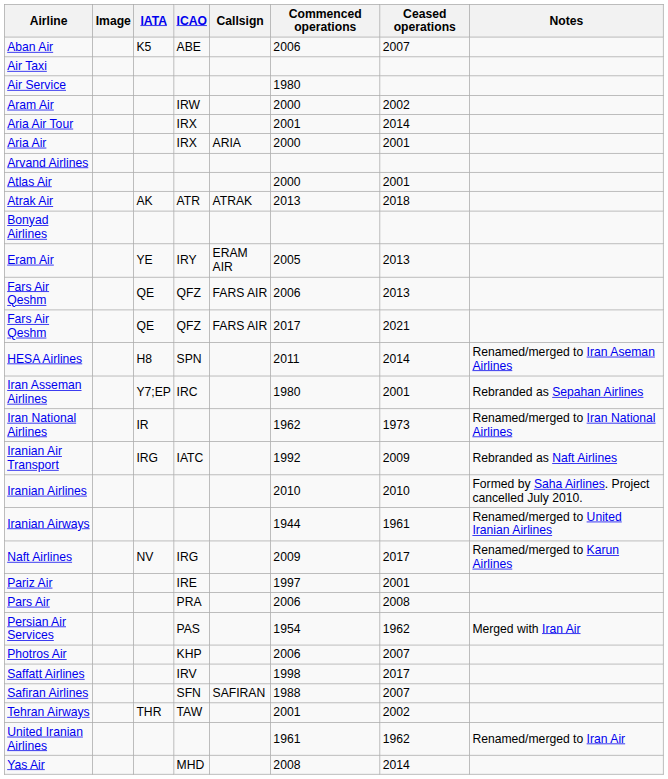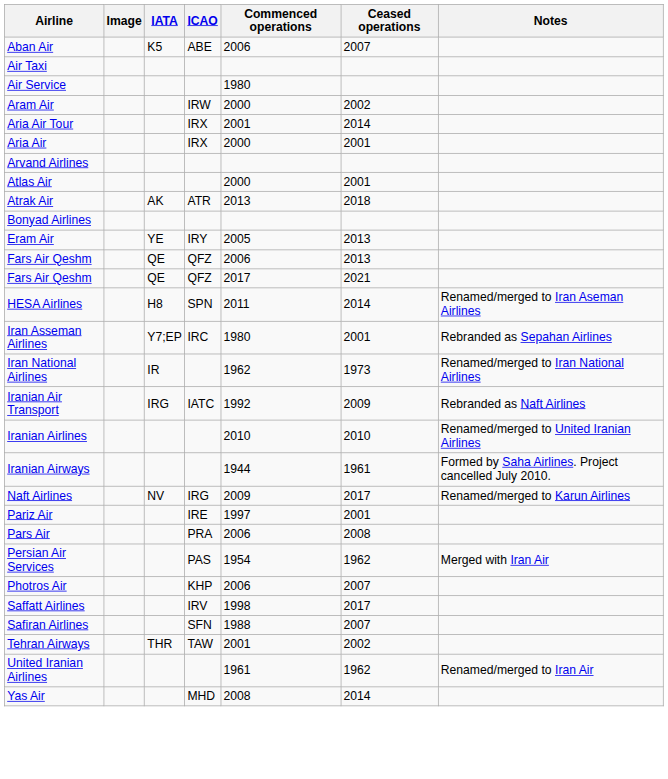- column: (240, 20)
(561, 491) Formed by Saha Airlines. Project cancelled July 2010. -> (536, 436) Renamed/merged to United Iranian Airlines
(547, 524) Renamed/merged to United Iranian Airlines -> (529, 469) Formed by Saha Airlines. Project cancelled July 2010.
